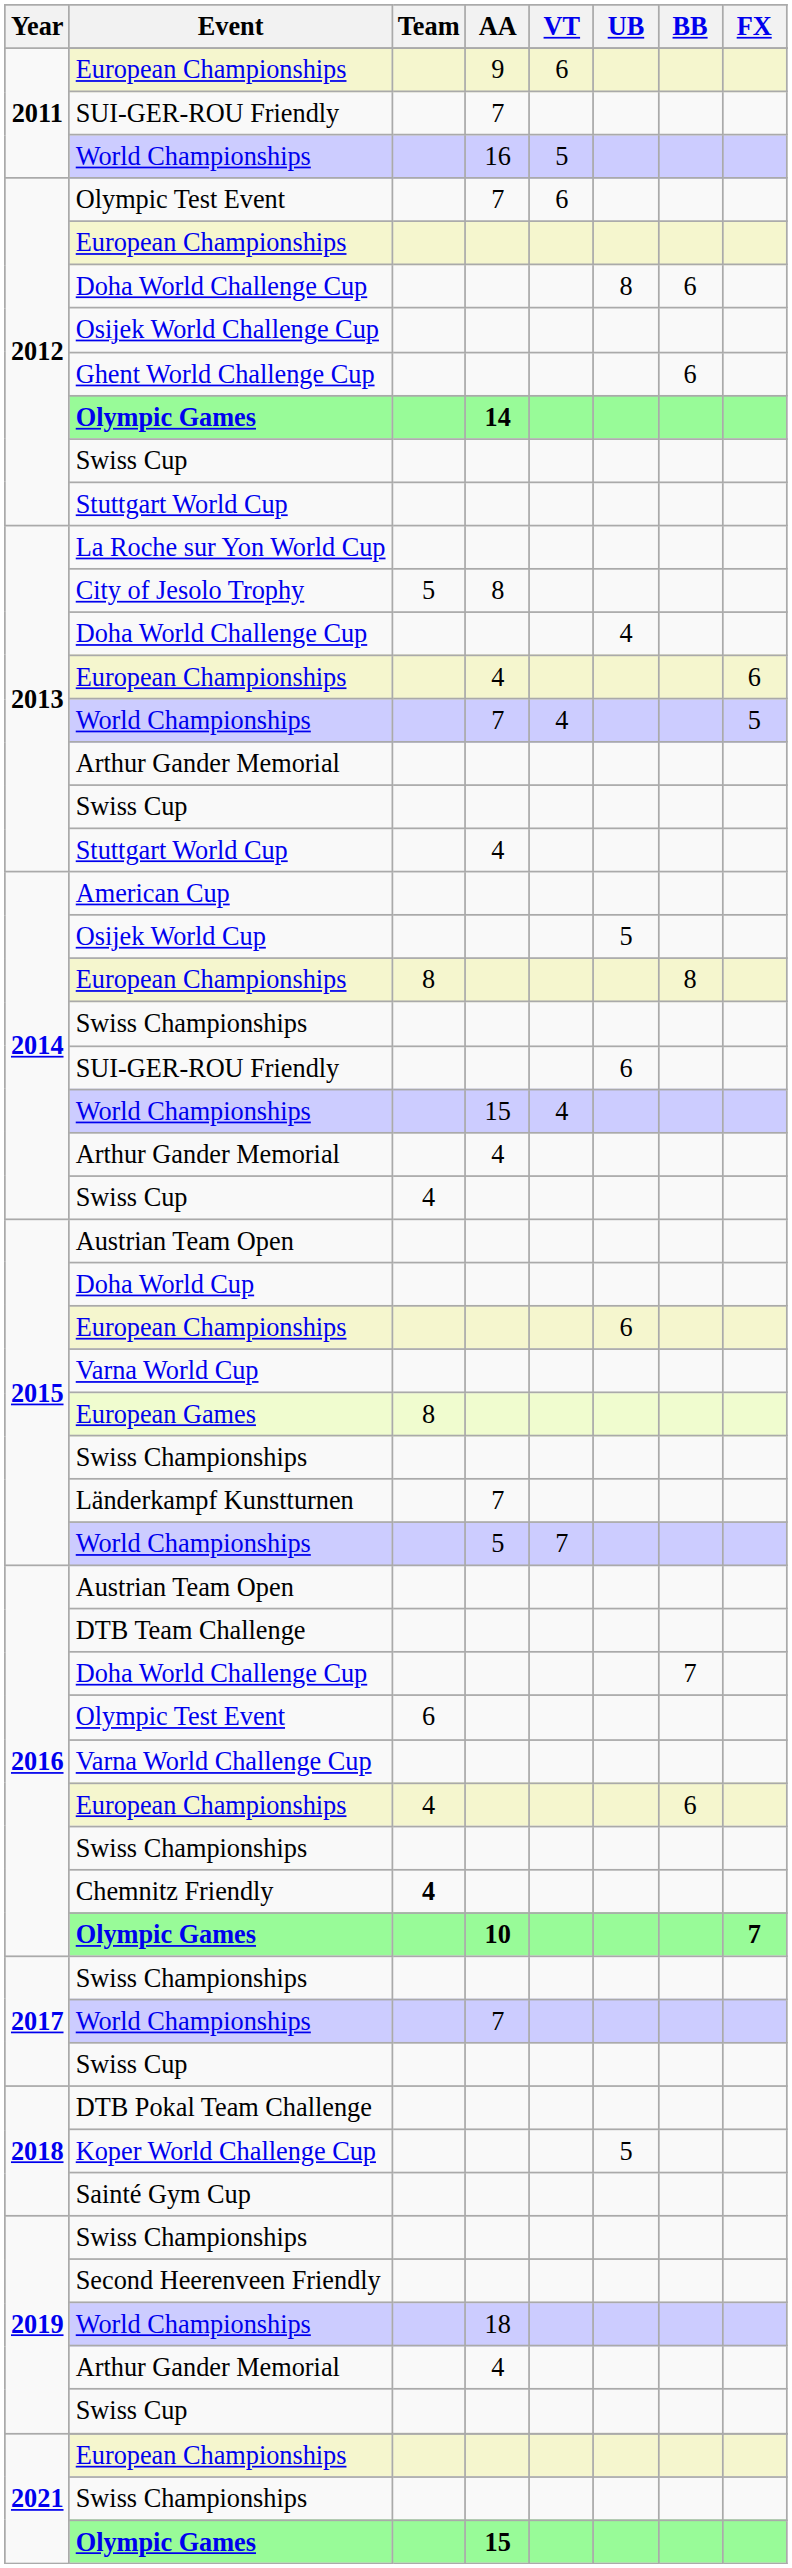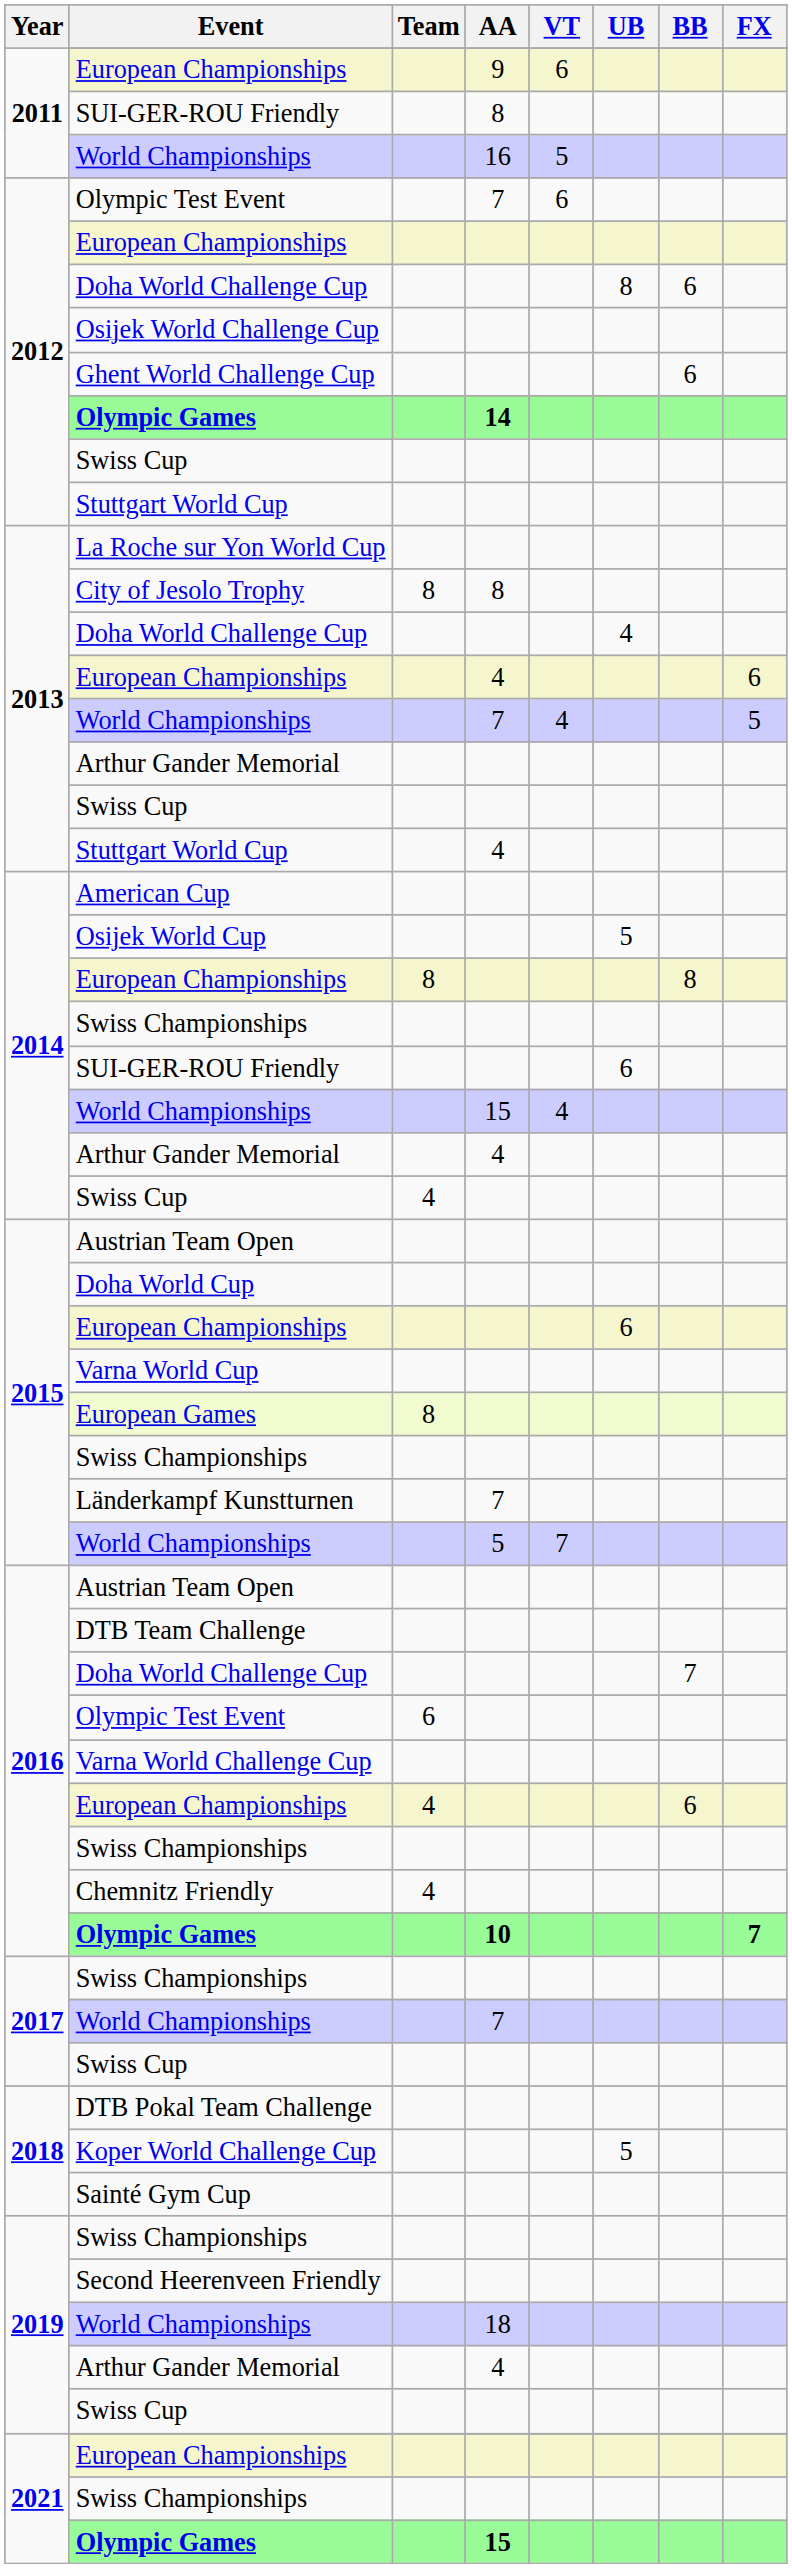(498, 113) 7 -> (498, 113) 8
(429, 590) 5 -> (429, 590) 8
(429, 1890) bold -> (429, 1890) normal
